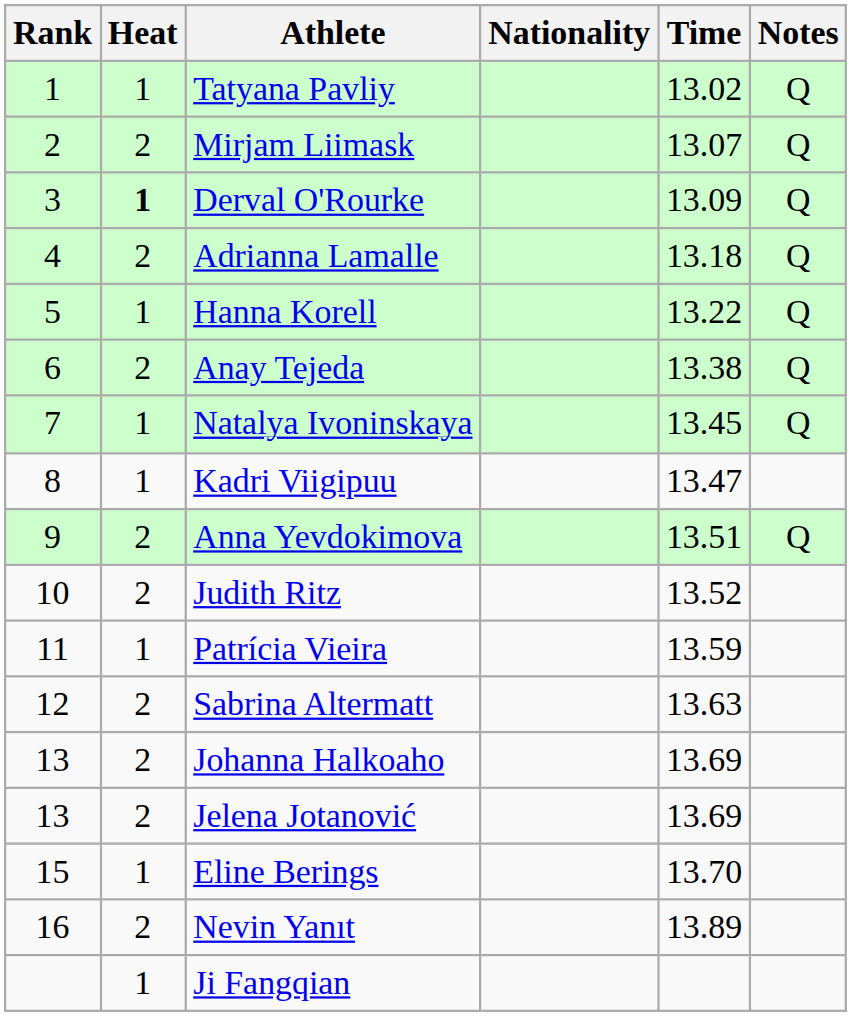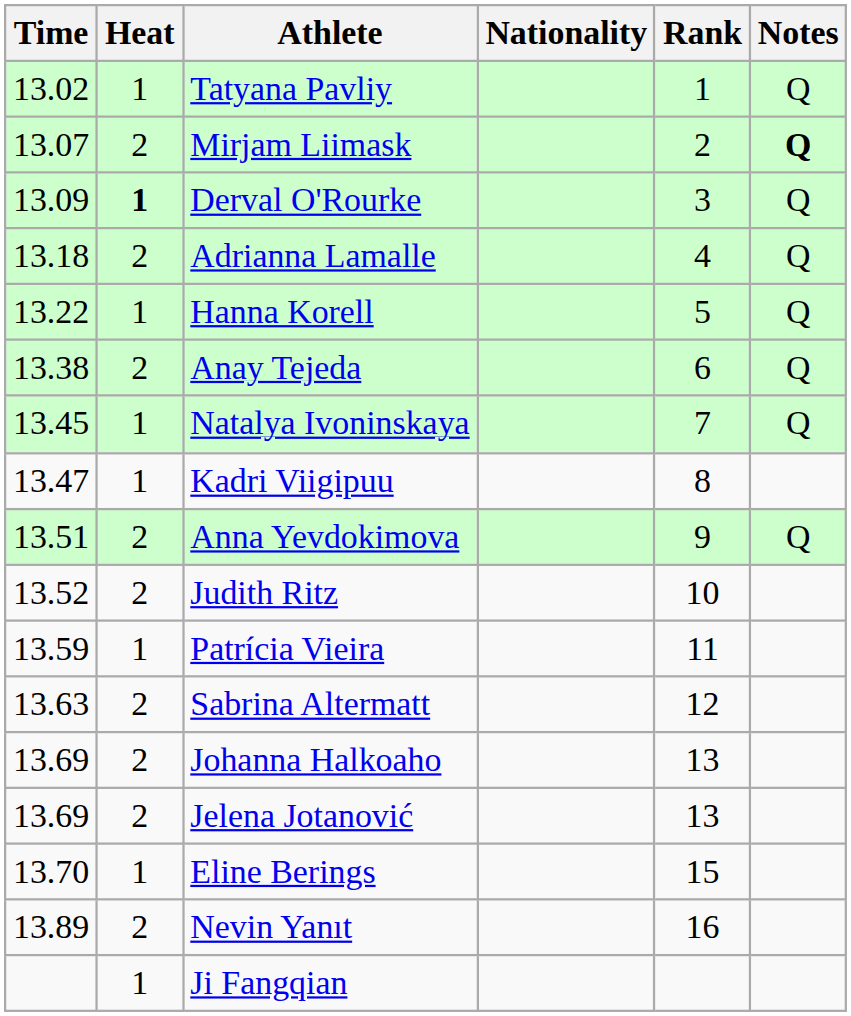columns swapped: (53, 32) <-> (704, 32)
(798, 144) normal -> (798, 144) bold
